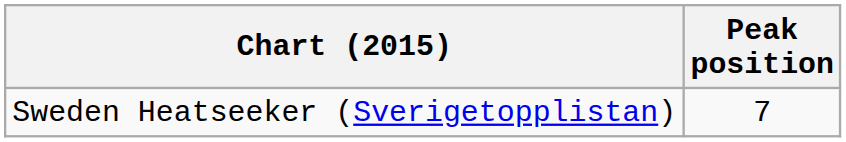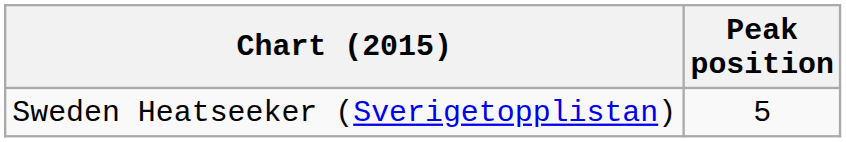(762, 113) 7 -> (762, 113) 5
